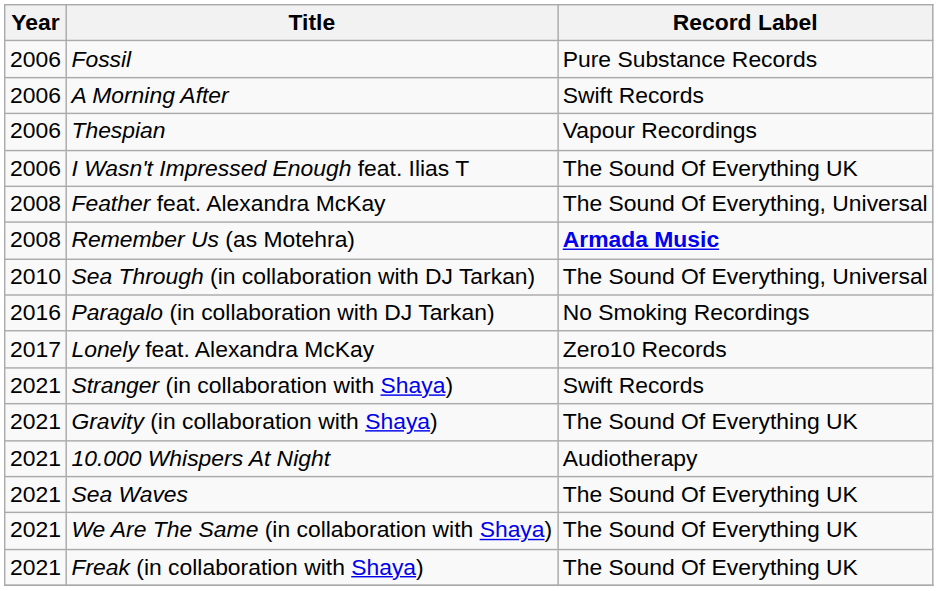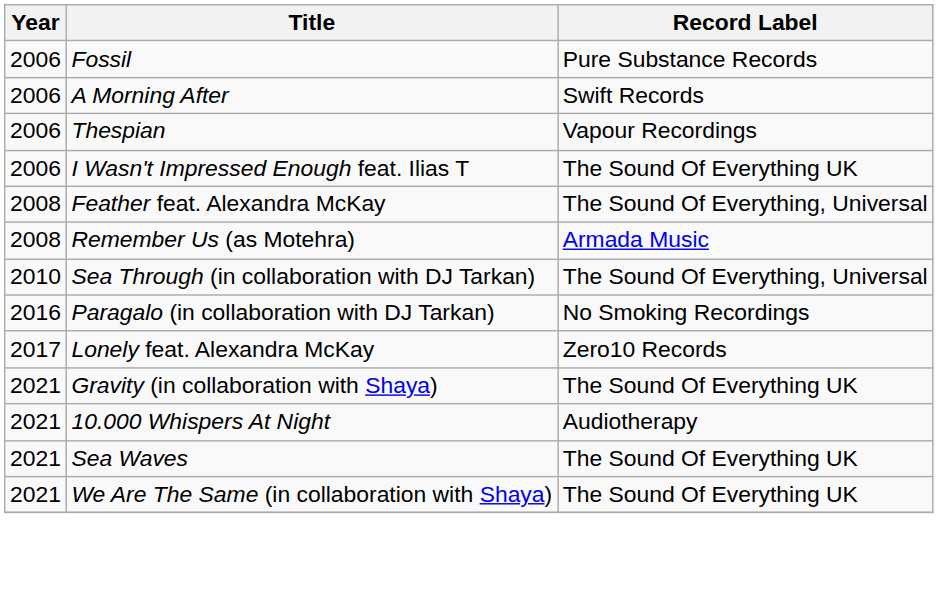(641, 240) bold -> (636, 240) normal
- row: (262, 385)
- row: (248, 566)
